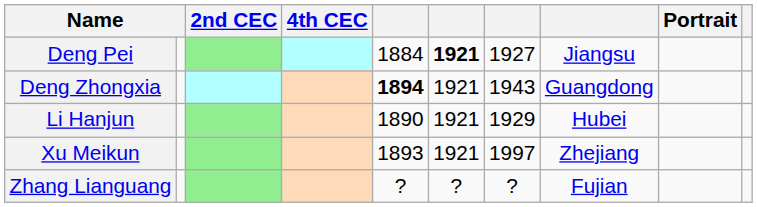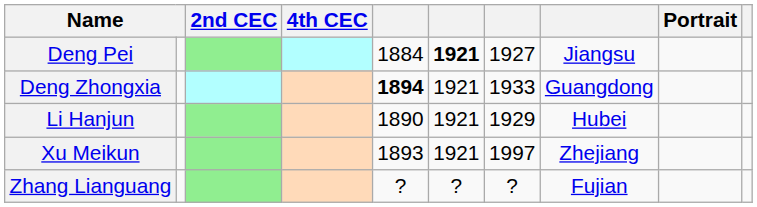(512, 86) 1943 -> (512, 86) 1933
